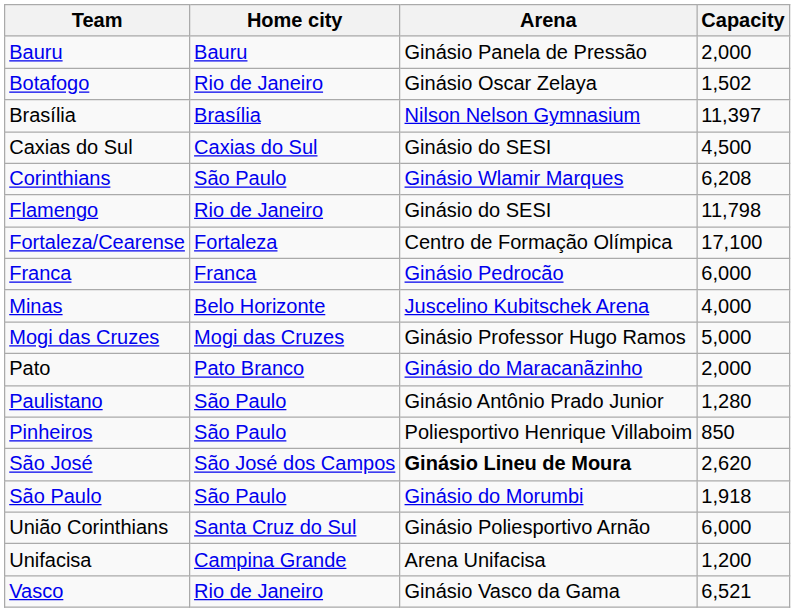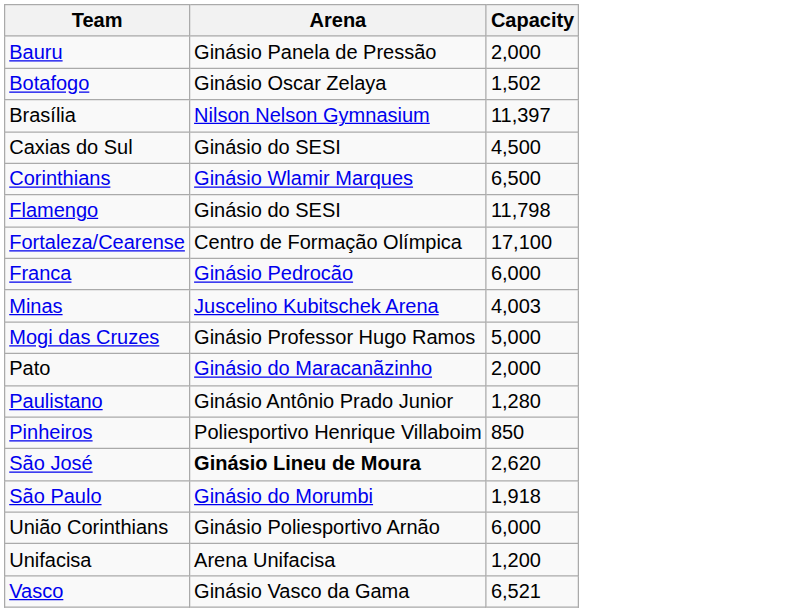- column: (295, 20)
(726, 178) 6,208 -> (516, 178) 6,500
(726, 305) 4,000 -> (516, 305) 4,003
